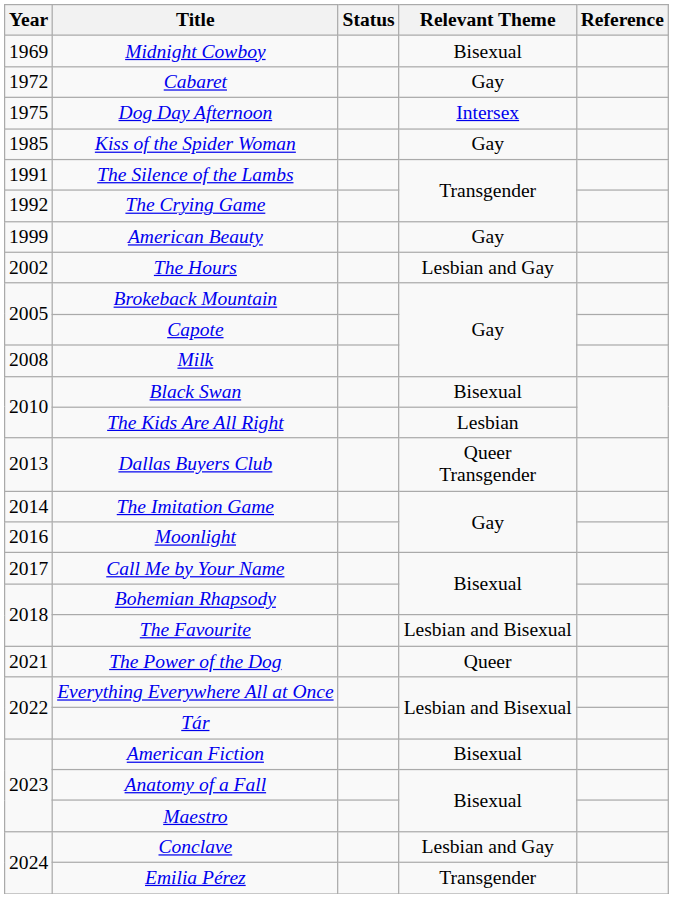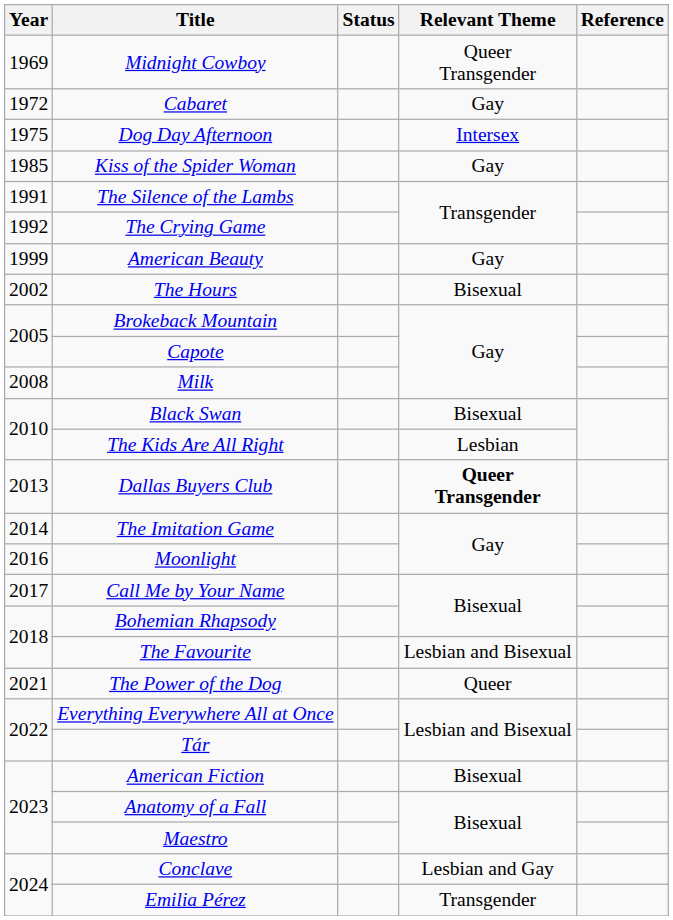(488, 50) Bisexual -> (488, 61) Queer Transgender
(488, 267) Lesbian and Gay -> (488, 289) Bisexual
(488, 464) normal -> (488, 486) bold
